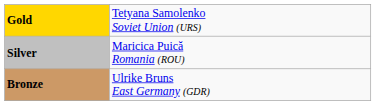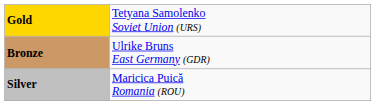rows swapped: (22, 52) <-> (25, 84)
